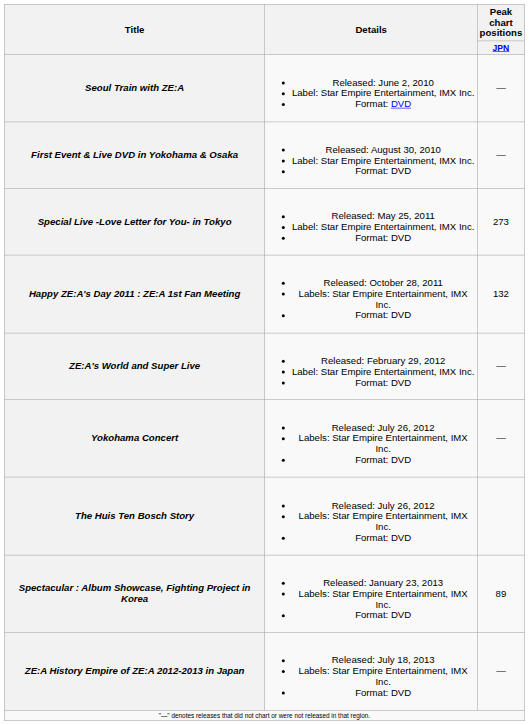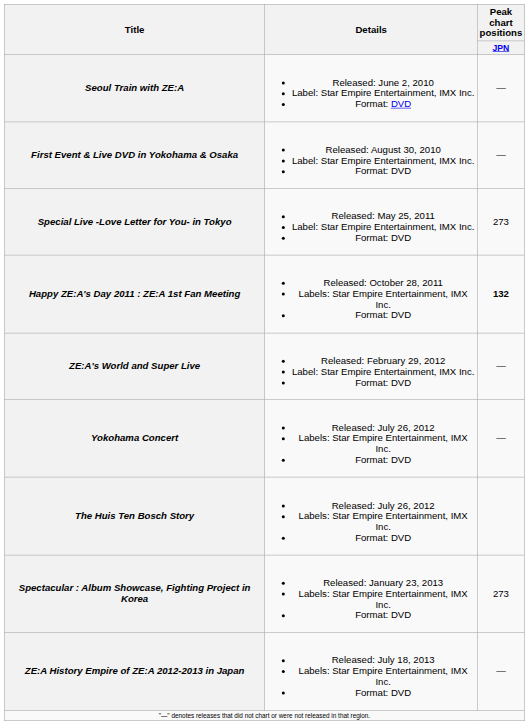(501, 294) normal -> (501, 294) bold
(501, 593) 89 -> (501, 593) 273
